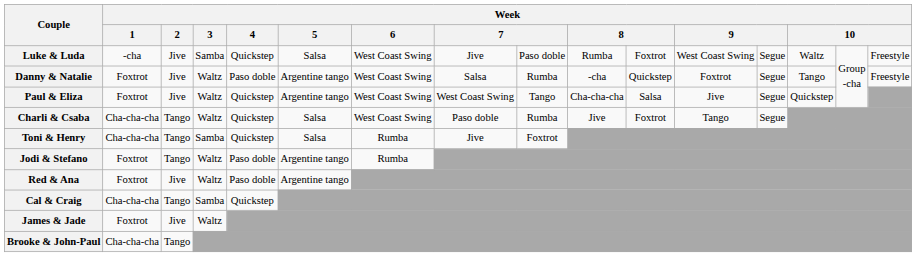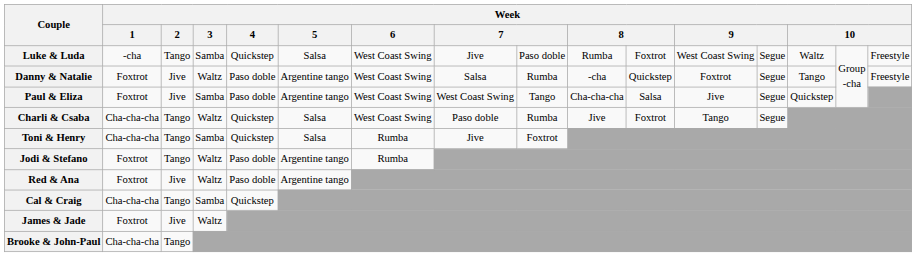(177, 55) Jive -> (177, 55) Tango
(210, 96) Waltz -> (210, 96) Samba
(252, 96) Quickstep -> (252, 96) Paso doble
